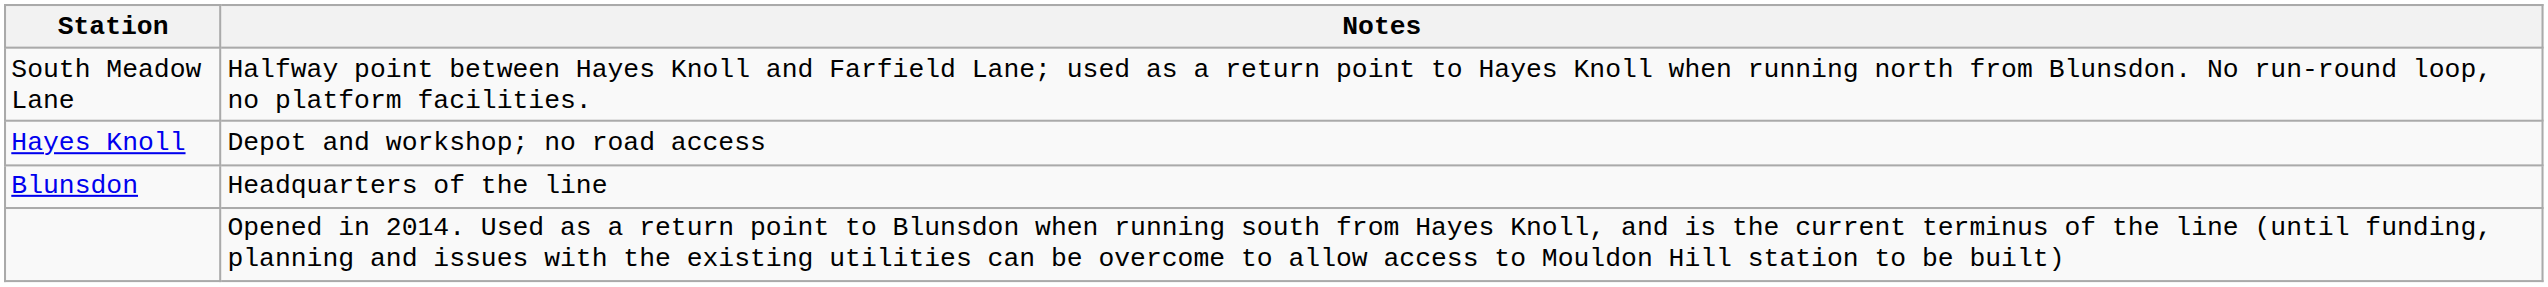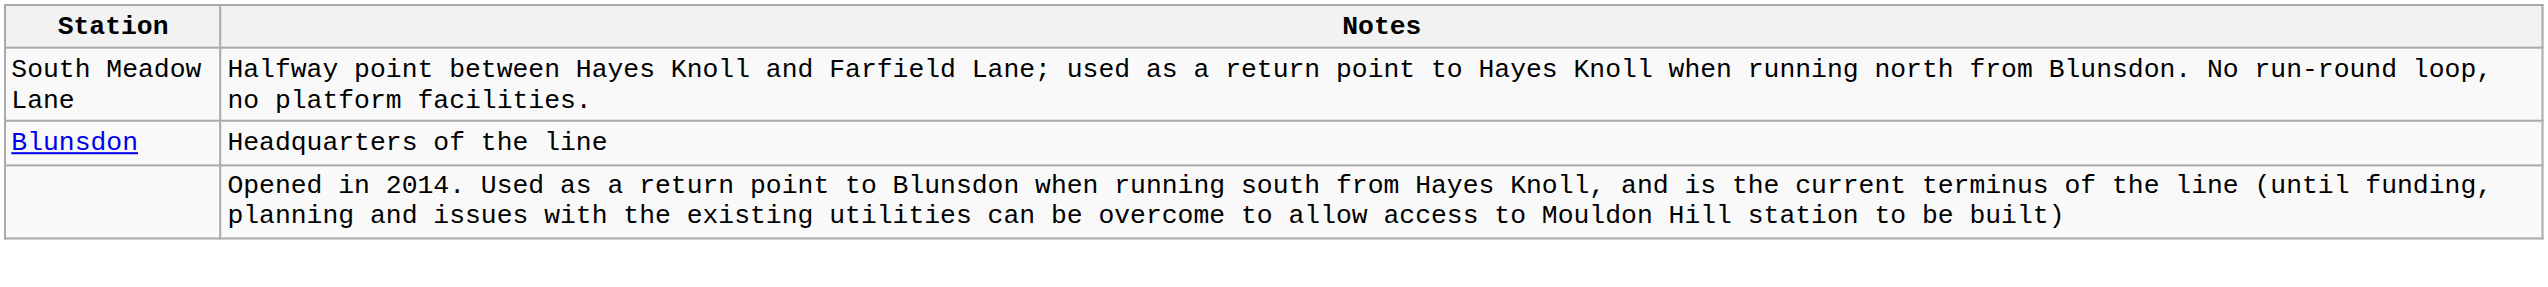- row: (98, 143)
